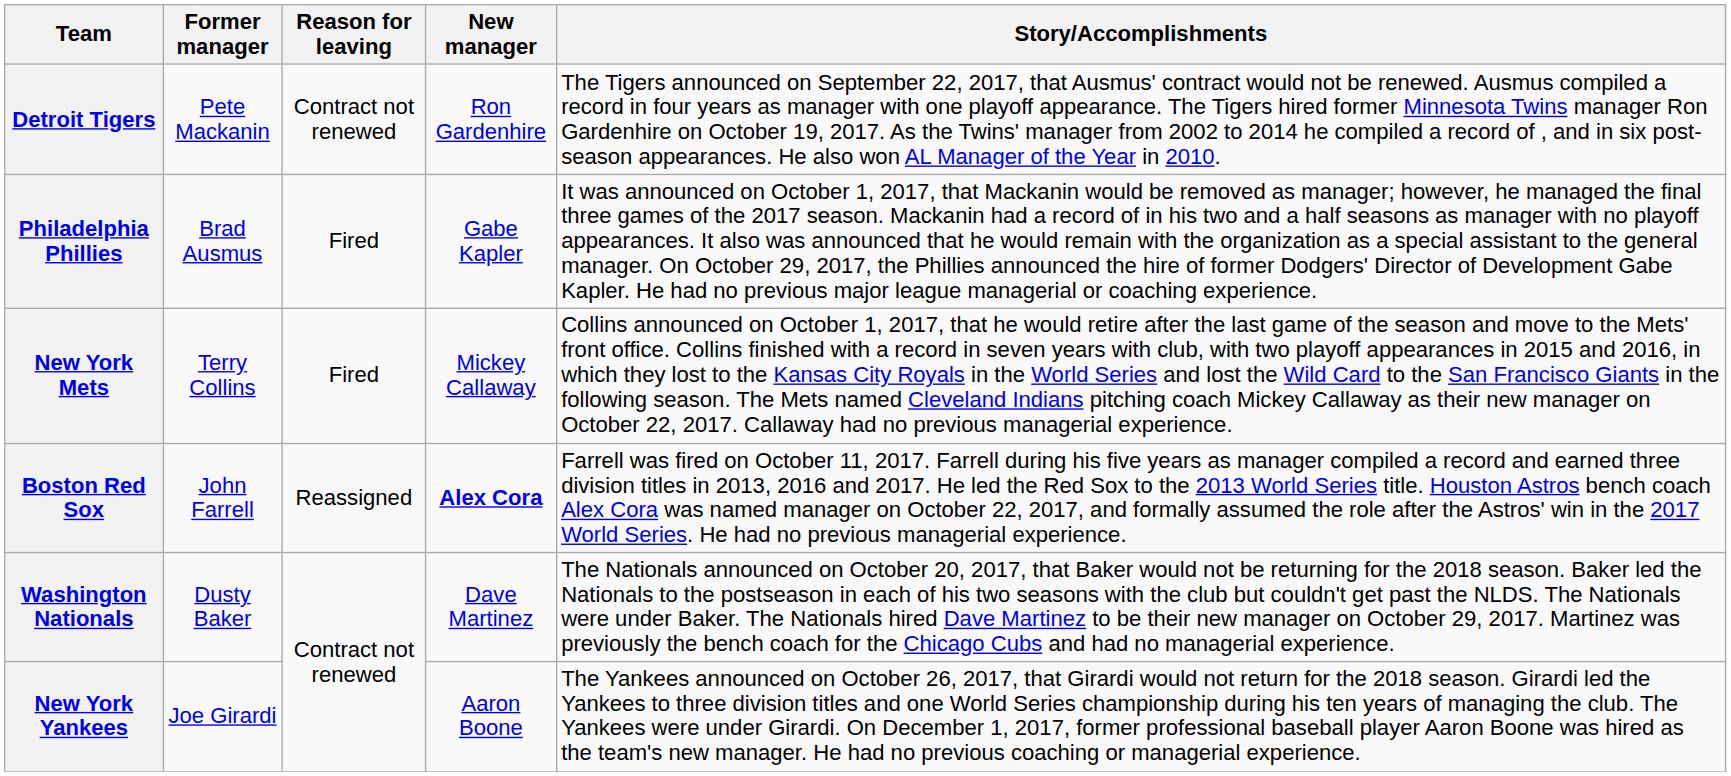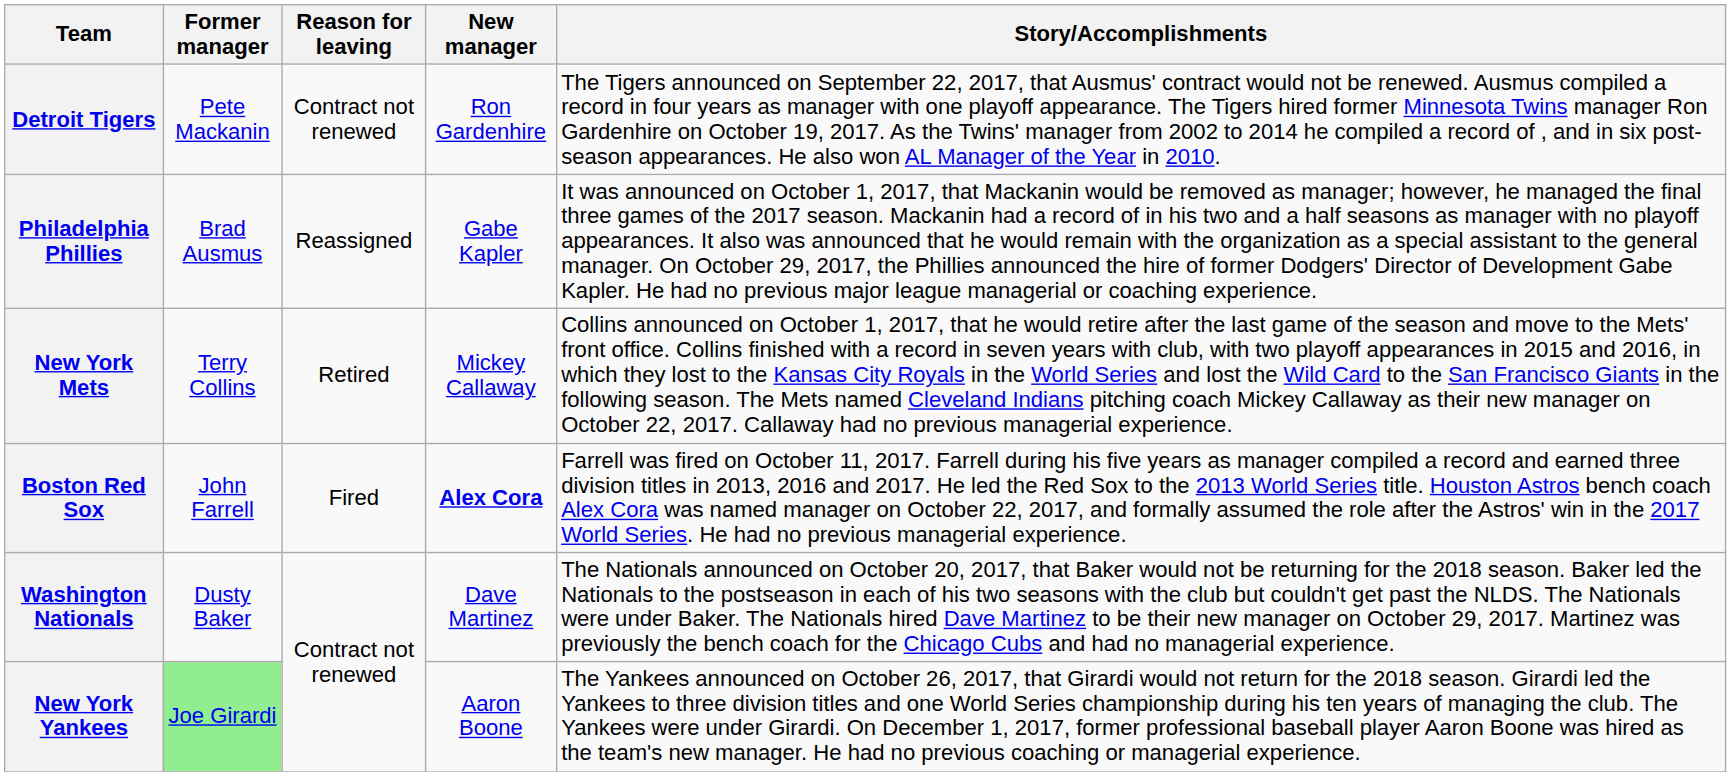(354, 241) Fired -> (354, 241) Reassigned
(354, 375) Fired -> (354, 375) Retired
(354, 497) Reassigned -> (354, 497) Fired
(223, 716) no background -> (223, 716) lightgreen background
